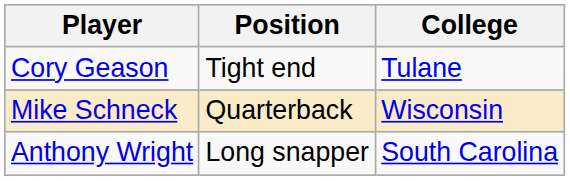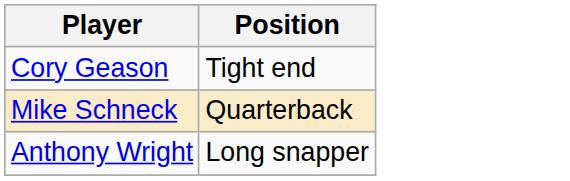- column: (470, 25)
